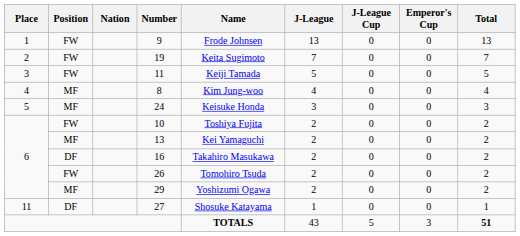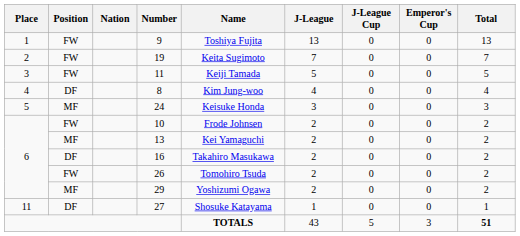(233, 41) Frode Johnsen -> (233, 41) Toshiya Fujita
(71, 91) MF -> (71, 91) DF
(233, 124) Toshiya Fujita -> (233, 124) Frode Johnsen
